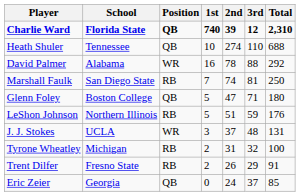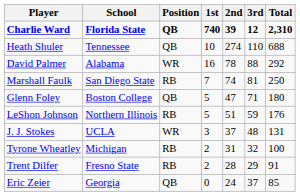(230, 166) 26 -> (230, 166) 28
